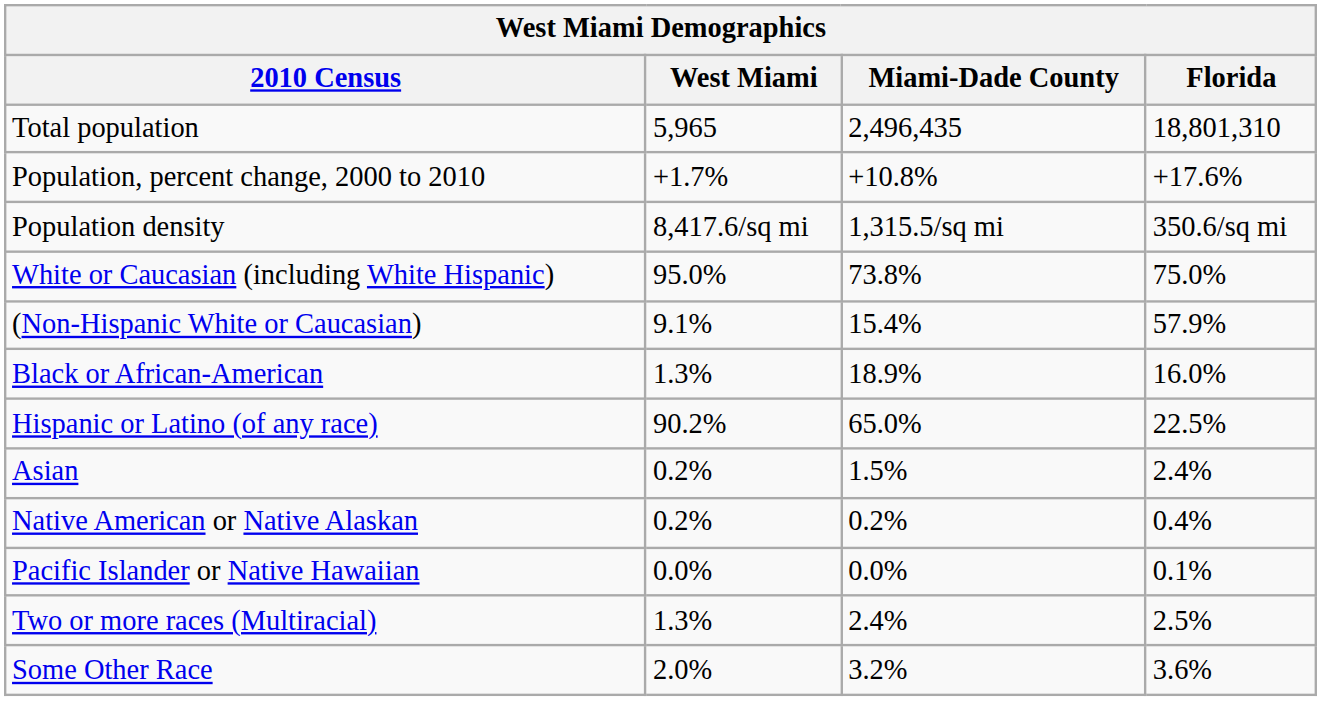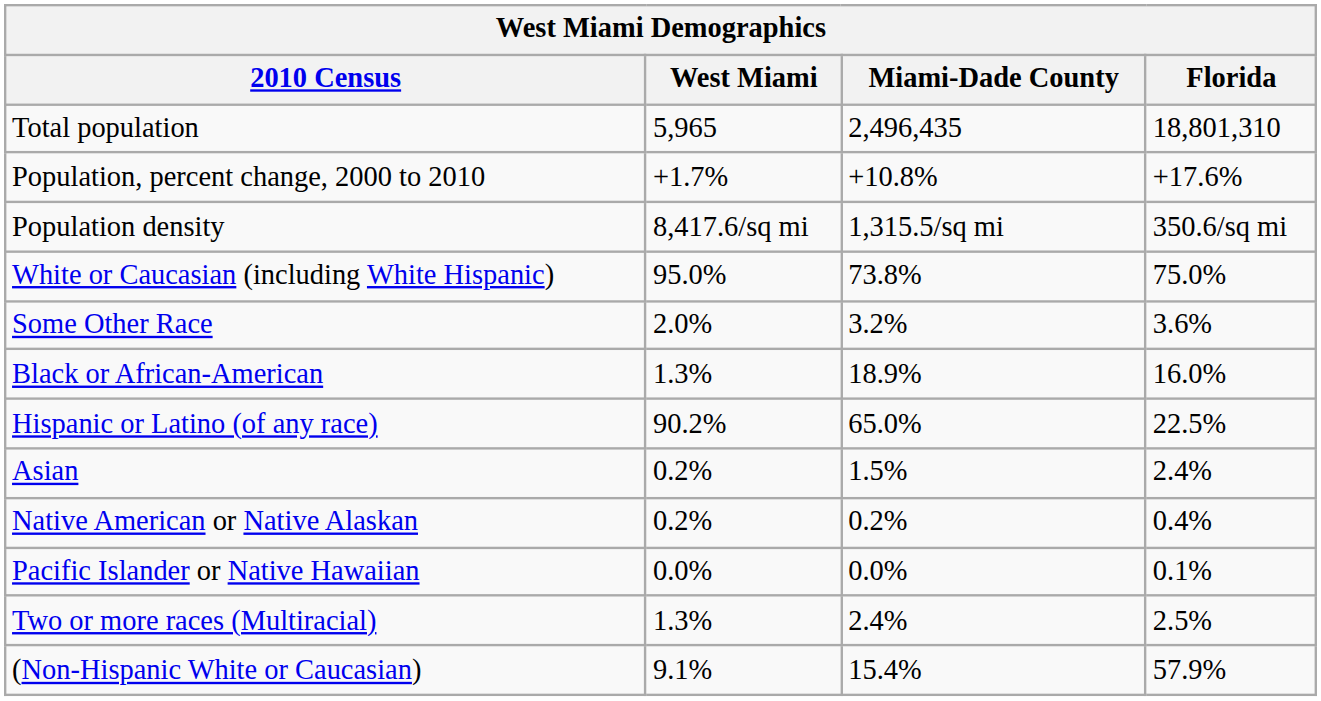rows swapped: (217, 324) <-> (112, 669)
